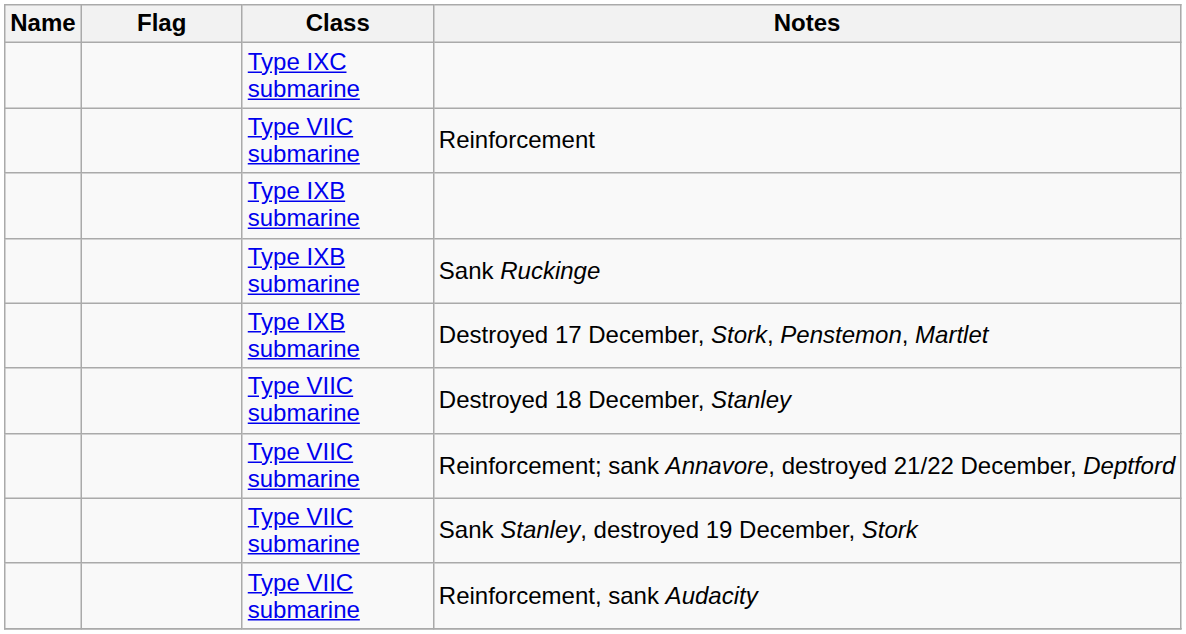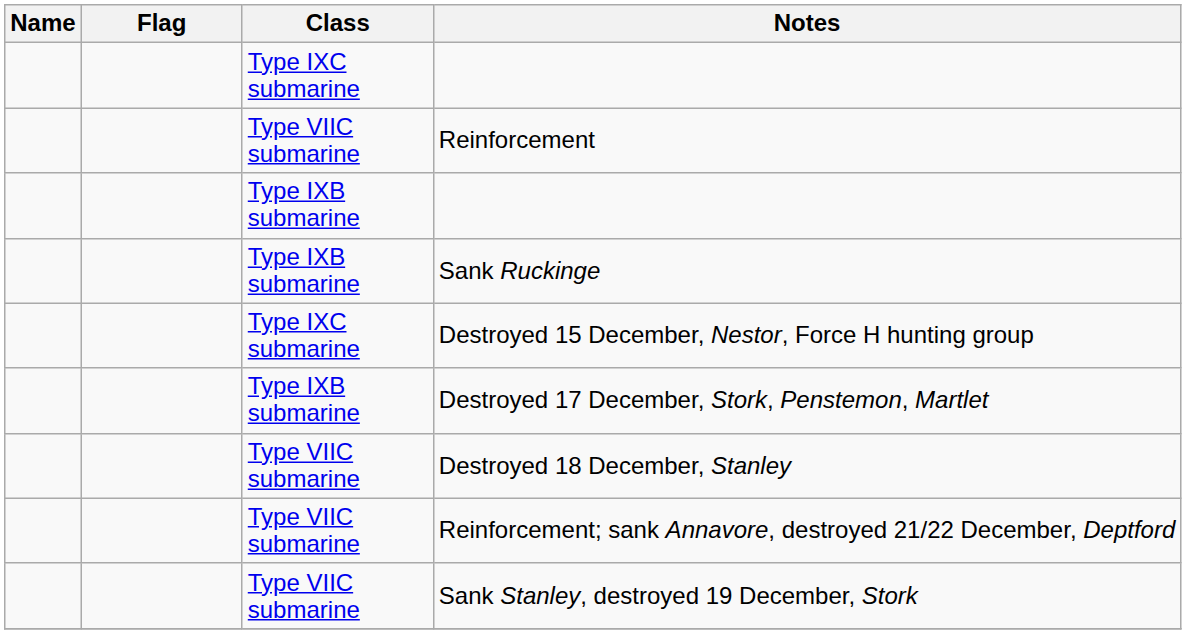+ row: (304, 335)
- row: (304, 595)
